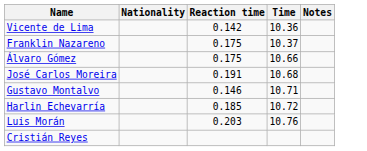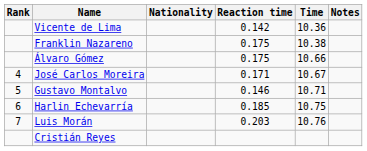+ column: (18, 12)
(284, 44) 10.37 -> (312, 44) 10.38
(227, 75) 0.191 -> (255, 75) 0.171
(284, 75) 10.68 -> (312, 75) 10.67
(284, 106) 10.72 -> (312, 106) 10.75
